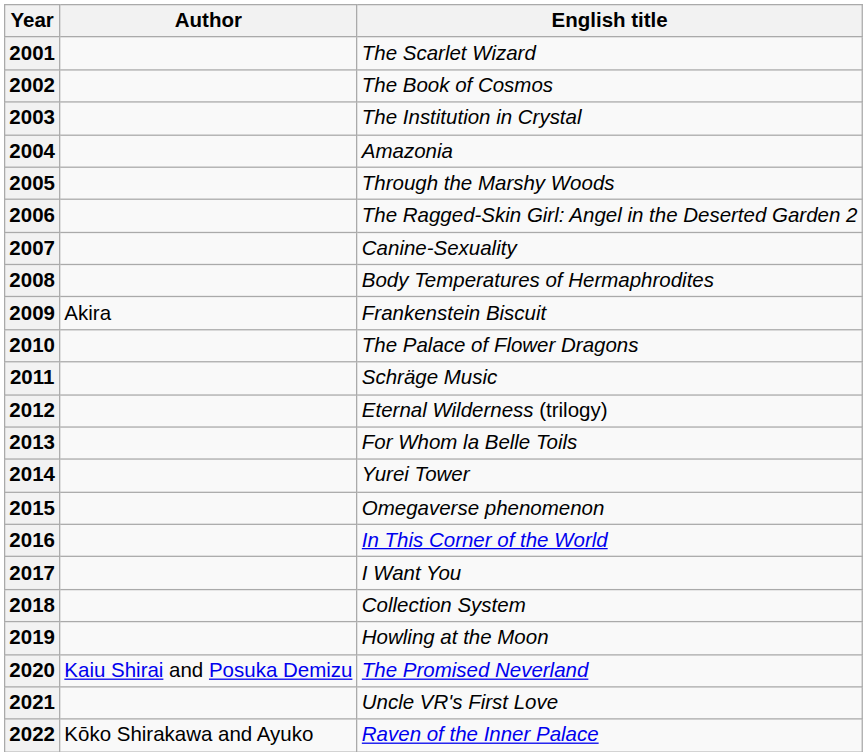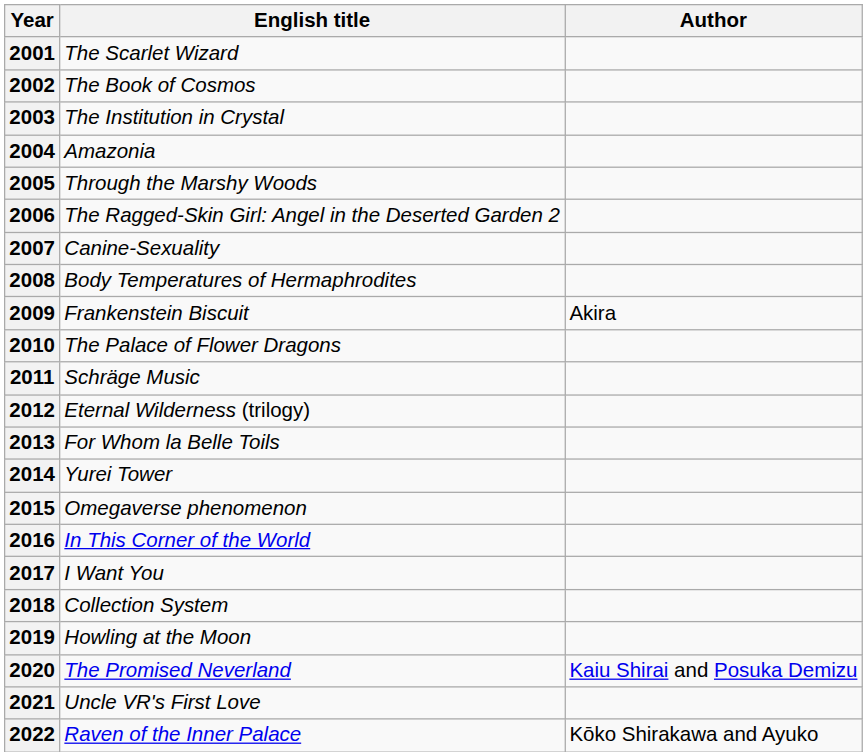columns swapped: (610, 20) <-> (208, 20)
